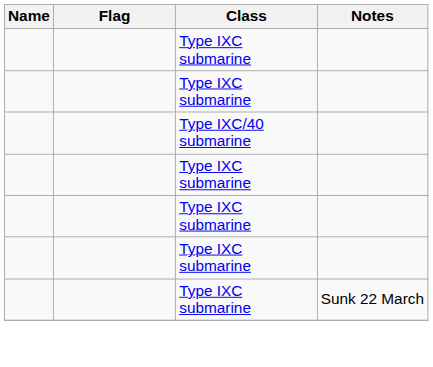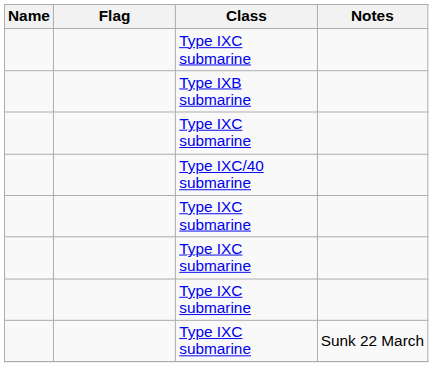+ row: (215, 91)
